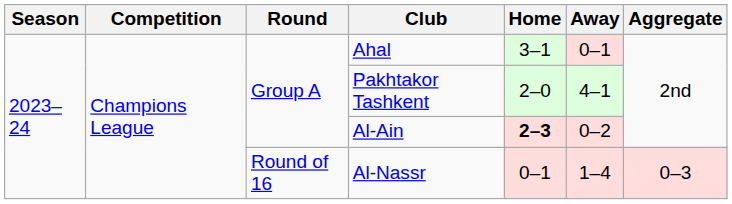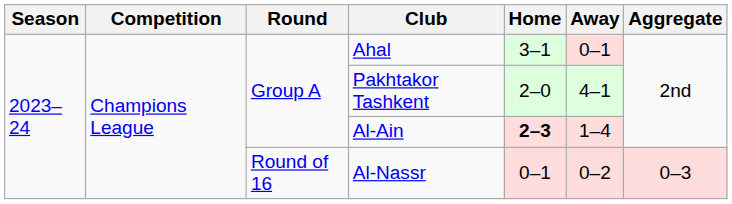(595, 131) 0–2 -> (595, 131) 1–4
(595, 172) 1–4 -> (595, 172) 0–2
